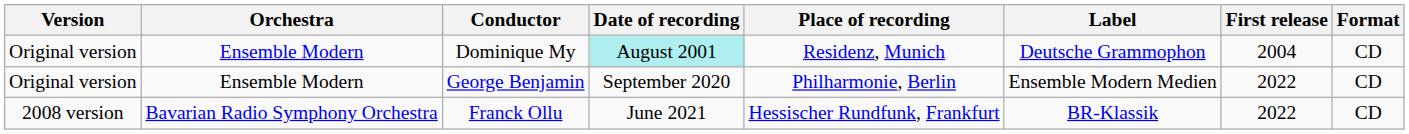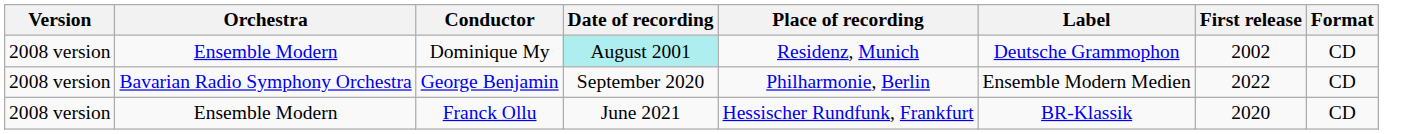(73, 50) Original version -> (60, 50) 2008 version
(1277, 50) 2004 -> (1251, 50) 2002
(73, 81) Original version -> (60, 81) 2008 version
(292, 81) Ensemble Modern -> (266, 81) Bavarian Radio Symphony Orchestra
(292, 112) Bavarian Radio Symphony Orchestra -> (266, 112) Ensemble Modern
(1277, 112) 2022 -> (1251, 112) 2020
